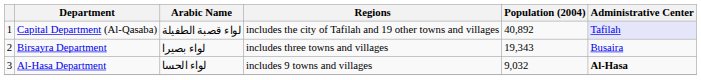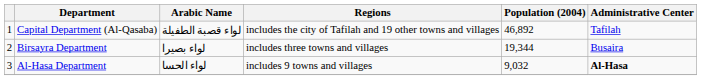(519, 30) 40,892 -> (519, 30) 46,892
(606, 30) lavender background -> (606, 30) no background
(519, 48) 19,343 -> (519, 48) 19,344
